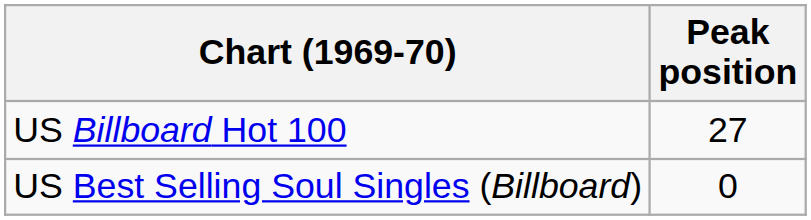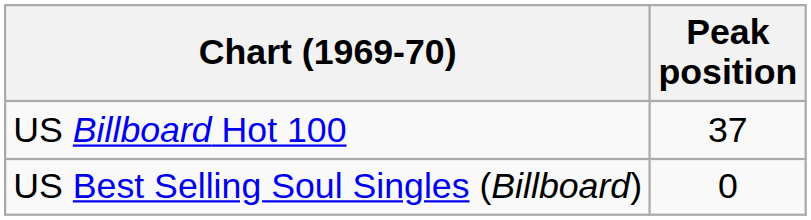(728, 129) 27 -> (728, 129) 37
